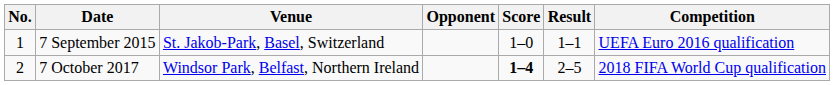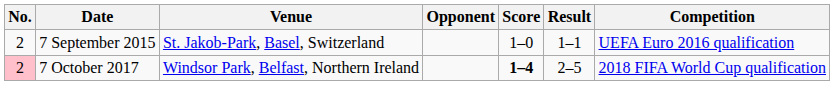(20, 42) 1 -> (20, 42) 2
(20, 67) no background -> (20, 67) pink background
